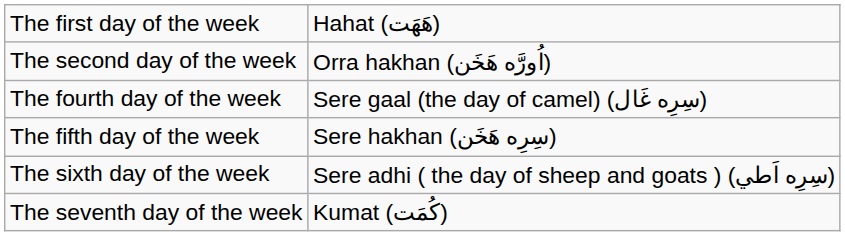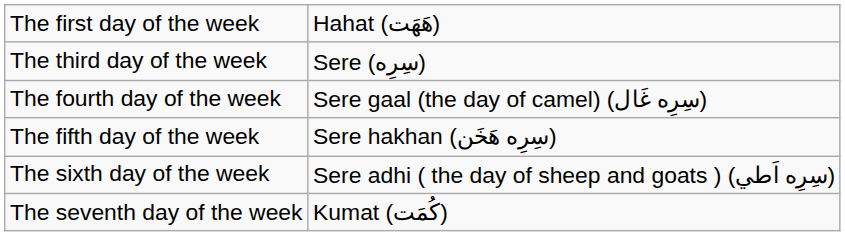- row: (153, 61)
+ row: (138, 61)
